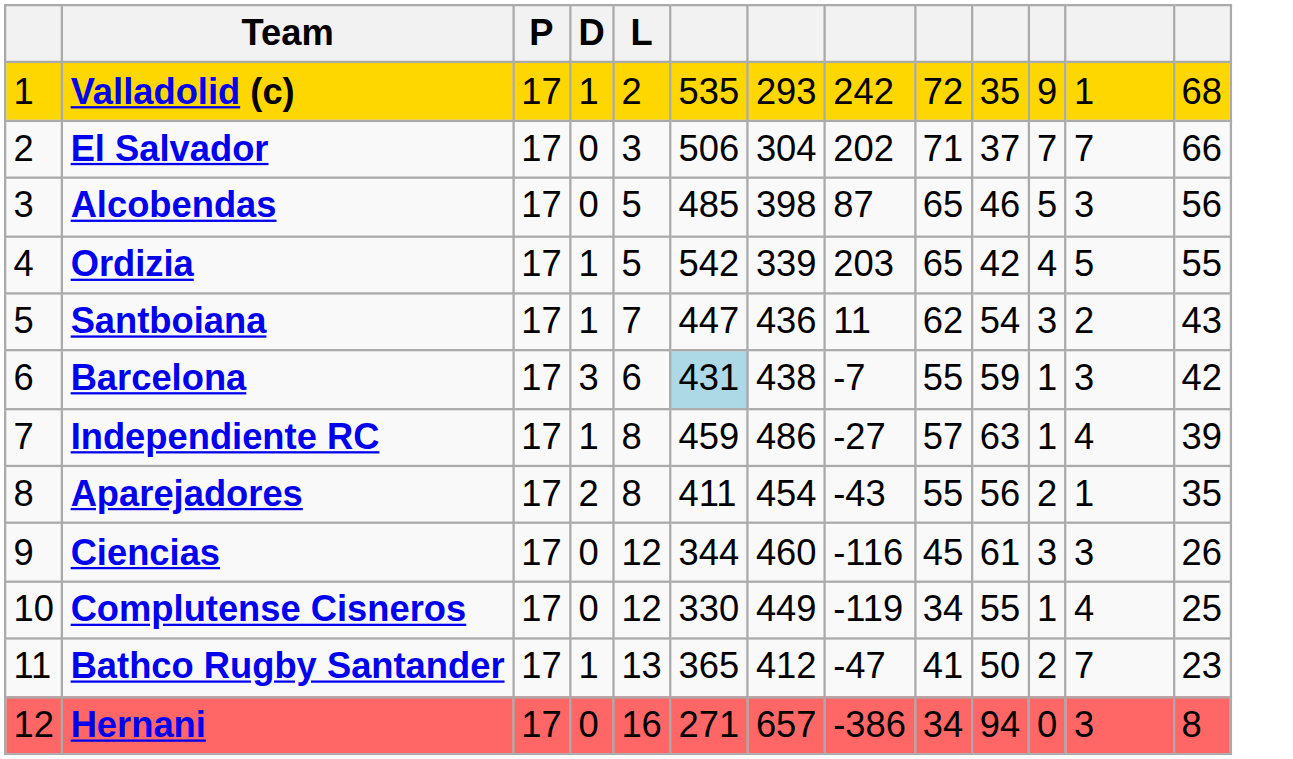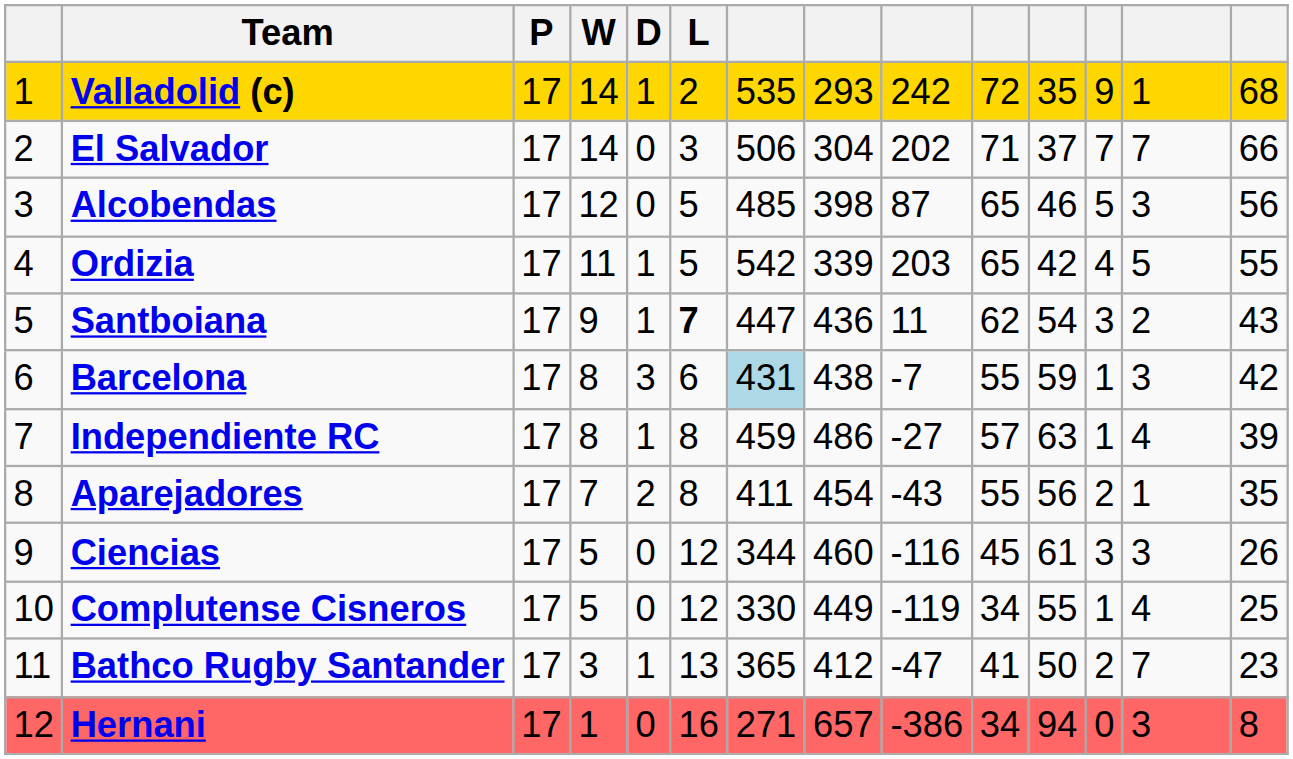+ column: (599, 33)
(632, 321) normal -> (689, 321) bold
